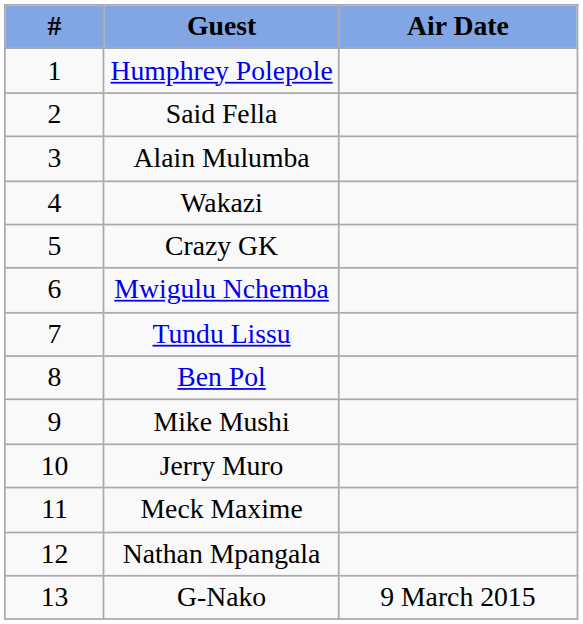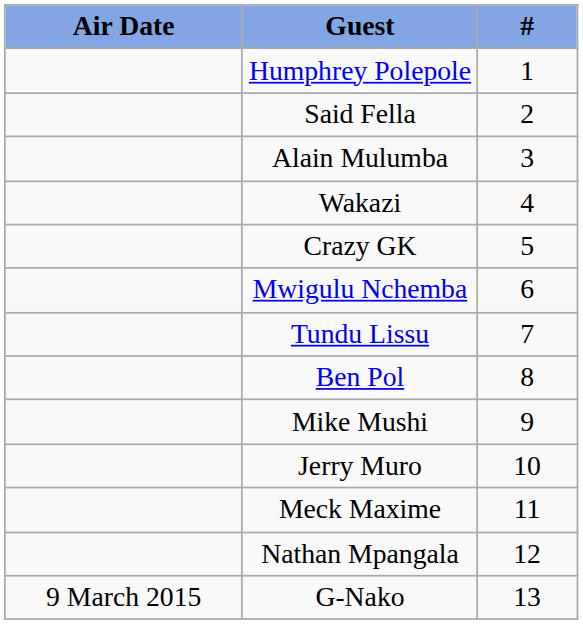columns swapped: (54, 26) <-> (458, 26)
